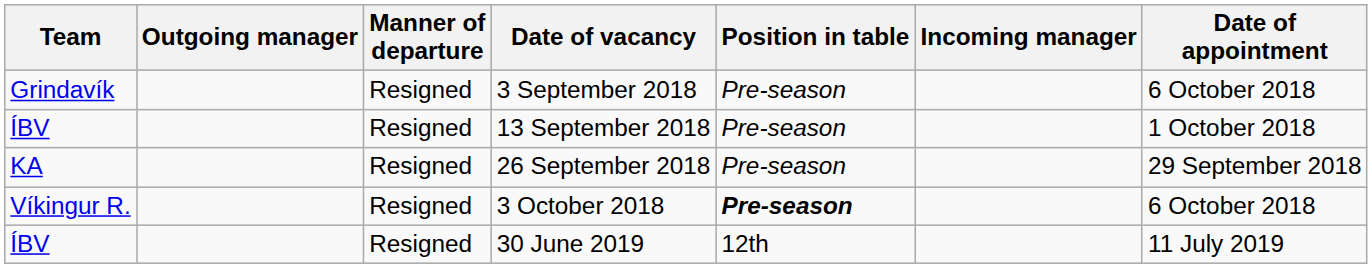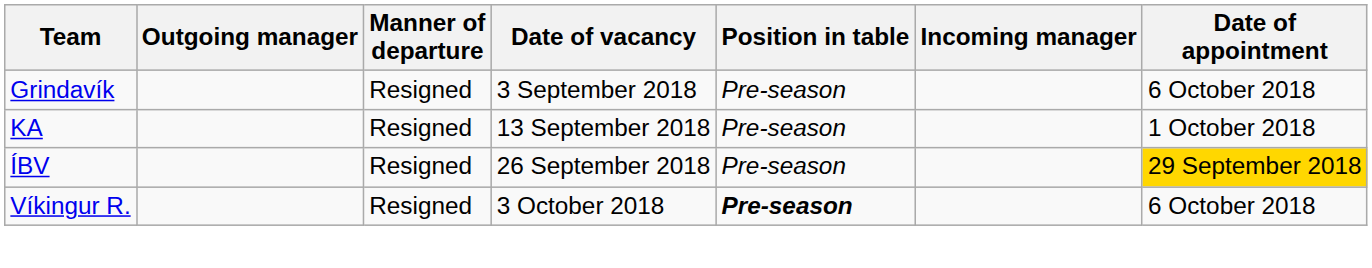(30, 128) ÍBV -> (27, 128) KA
(27, 166) KA -> (30, 166) ÍBV
(1255, 166) no background -> (1255, 166) gold background
- row: (570, 243)
